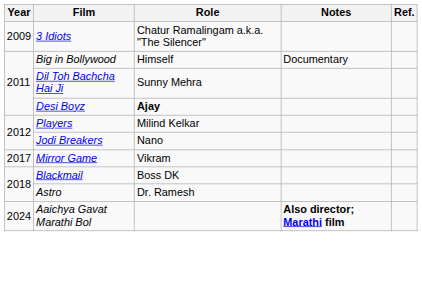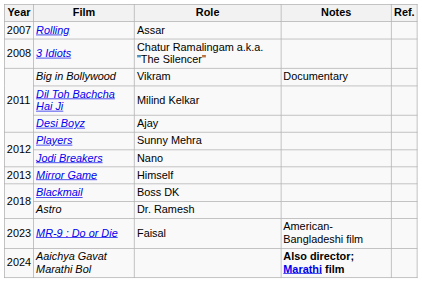+ row: (53, 30)
(19, 36) 2009 -> (19, 53) 2008
(155, 59) Himself -> (154, 77) Vikram
(169, 83) Sunny Mehra -> (168, 100) Milind Kelkar
(148, 106) bold -> (148, 123) normal
(168, 123) Milind Kelkar -> (169, 141) Sunny Mehra
(19, 158) 2017 -> (19, 175) 2013
(154, 158) Vikram -> (155, 175) Himself
+ row: (77, 233)
